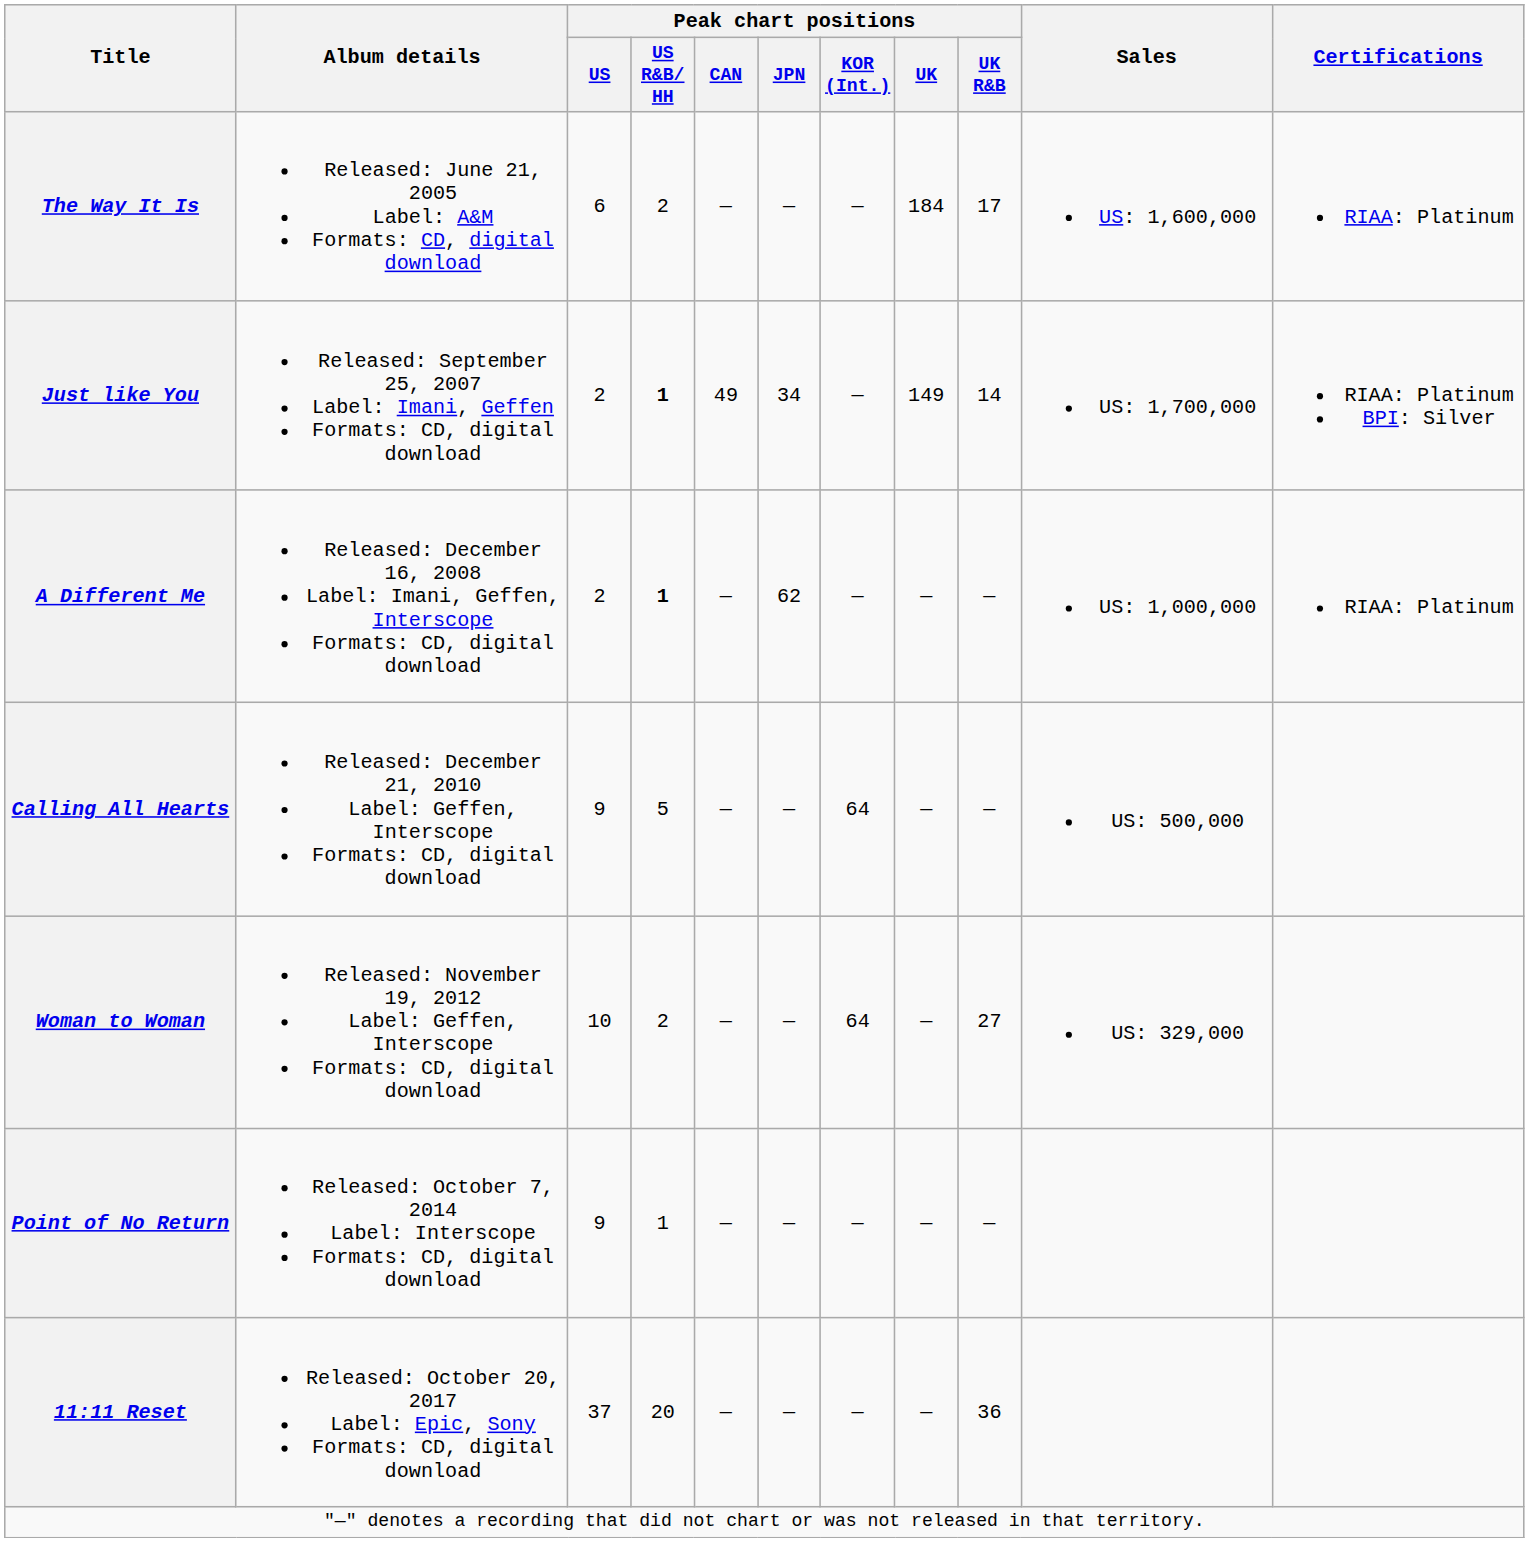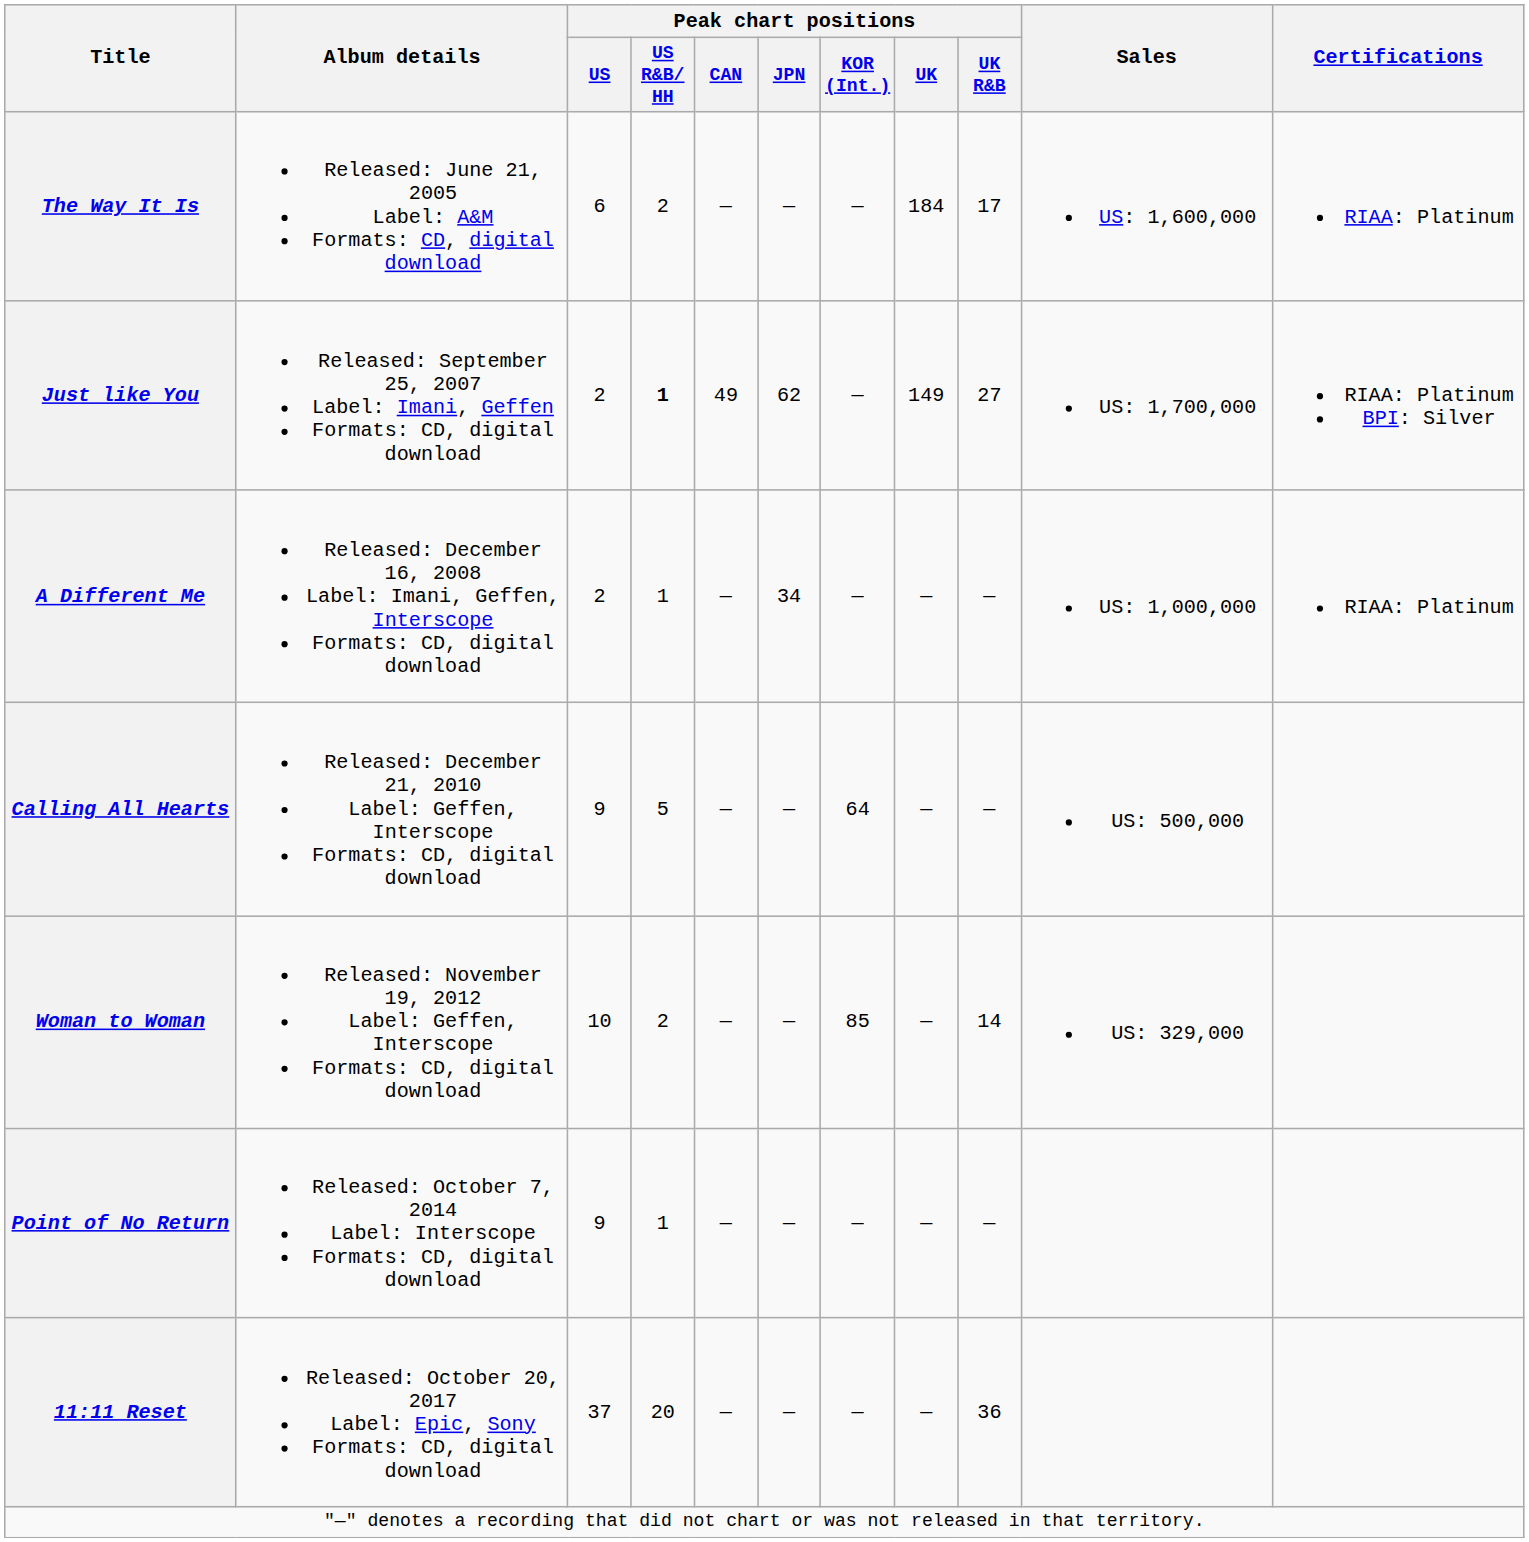(789, 396) 34 -> (789, 396) 62
(989, 396) 14 -> (989, 396) 27
(663, 597) bold -> (663, 597) normal
(789, 597) 62 -> (789, 597) 34
(858, 1022) 64 -> (858, 1022) 85
(989, 1022) 27 -> (989, 1022) 14
